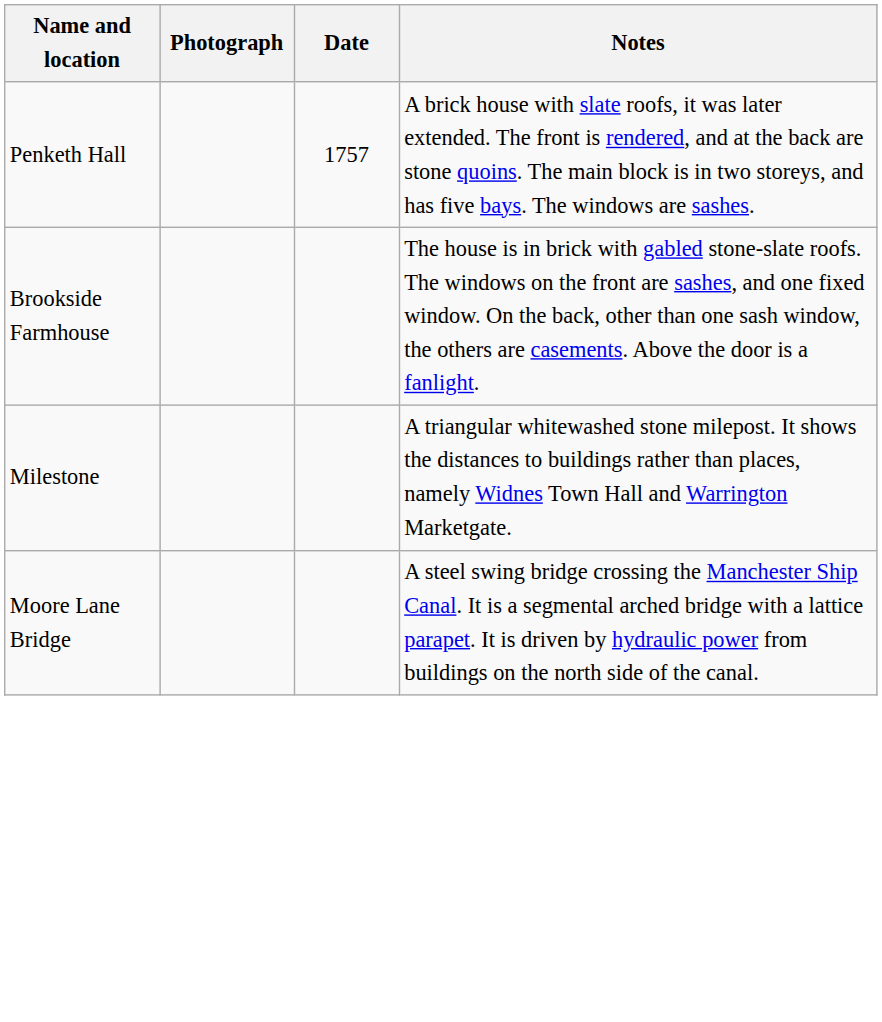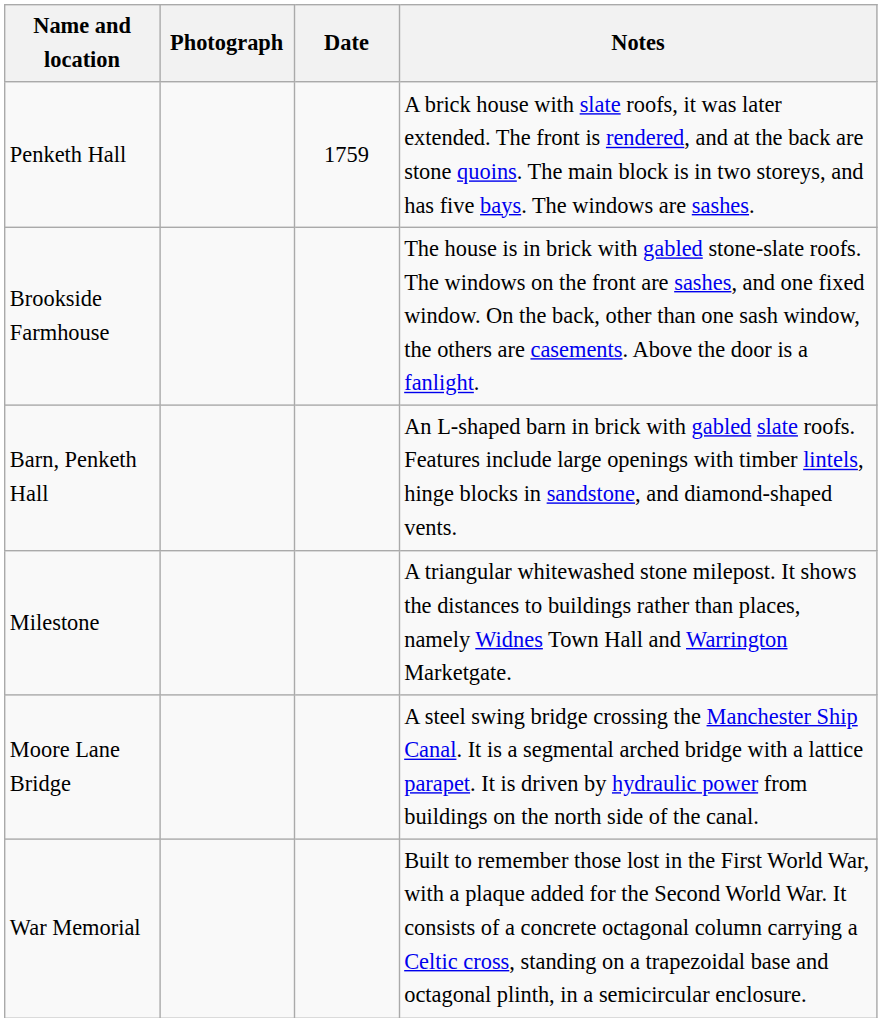(346, 154) 1757 -> (346, 154) 1759
+ row: (73, 477)
+ row: (75, 928)
